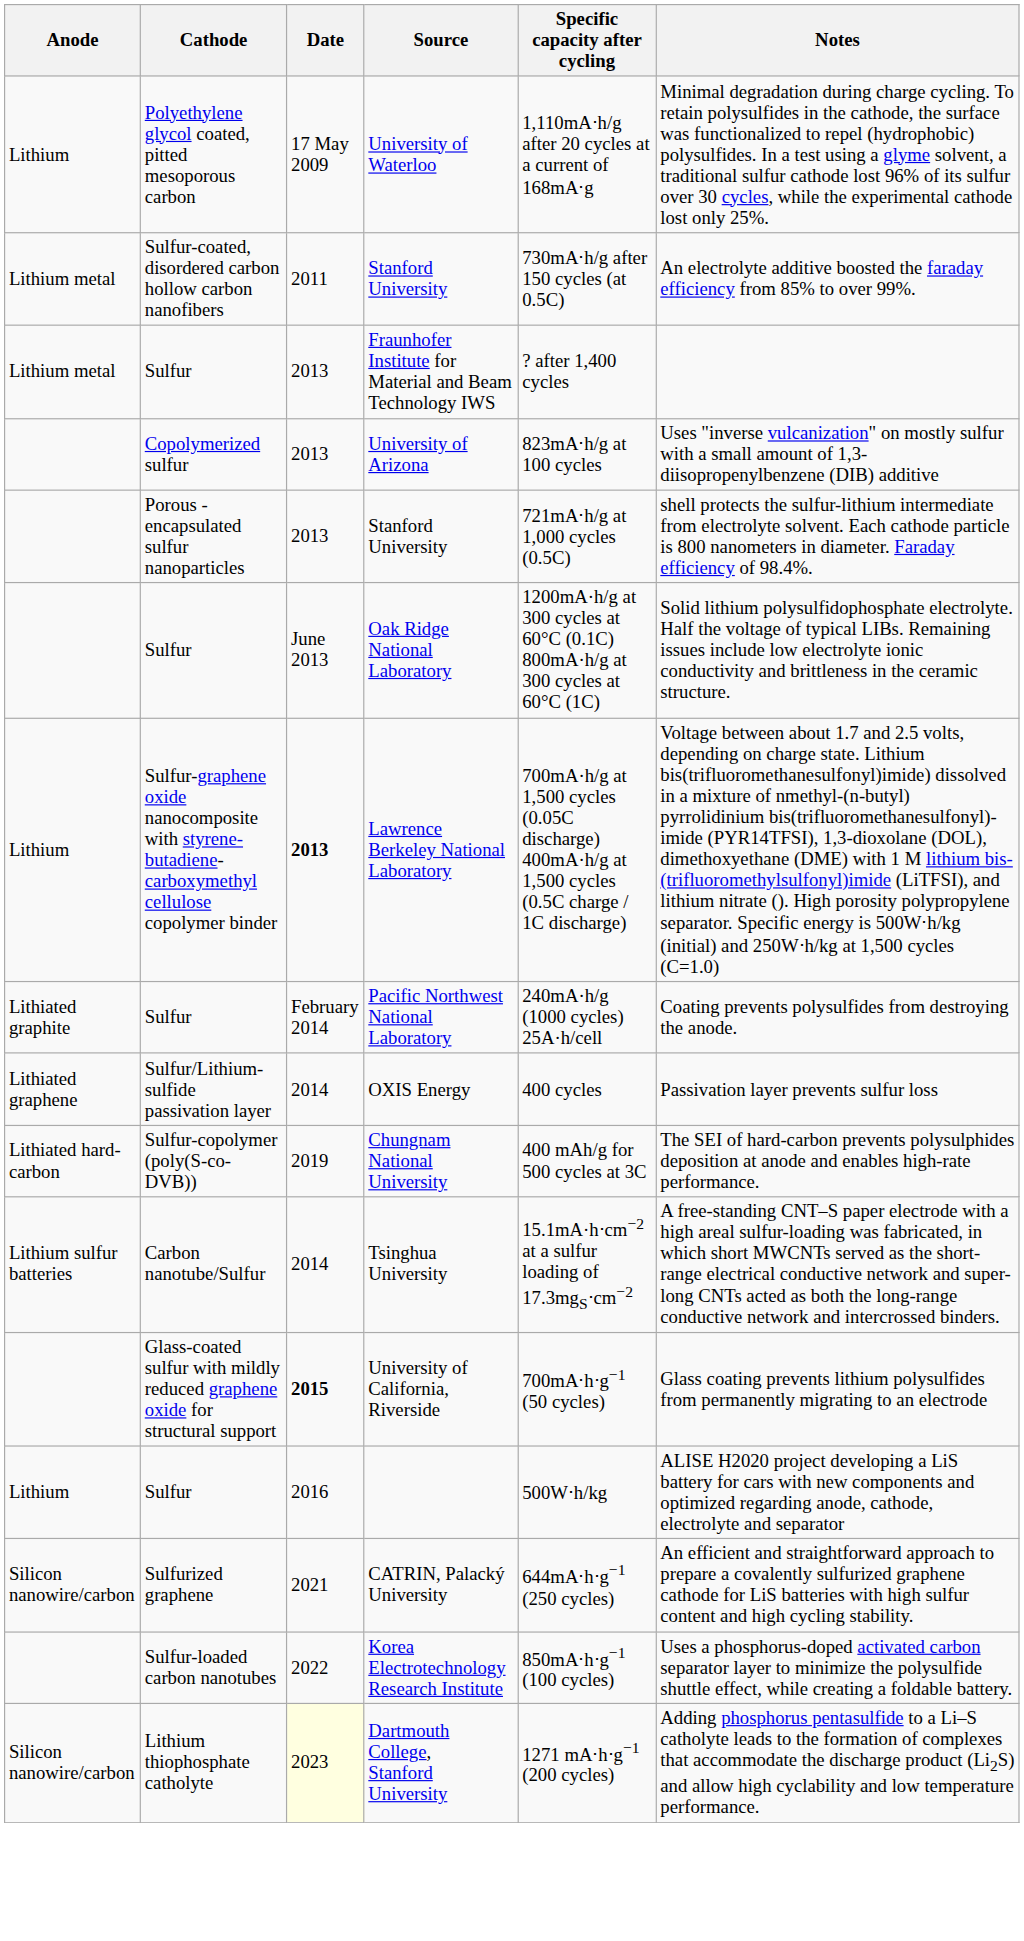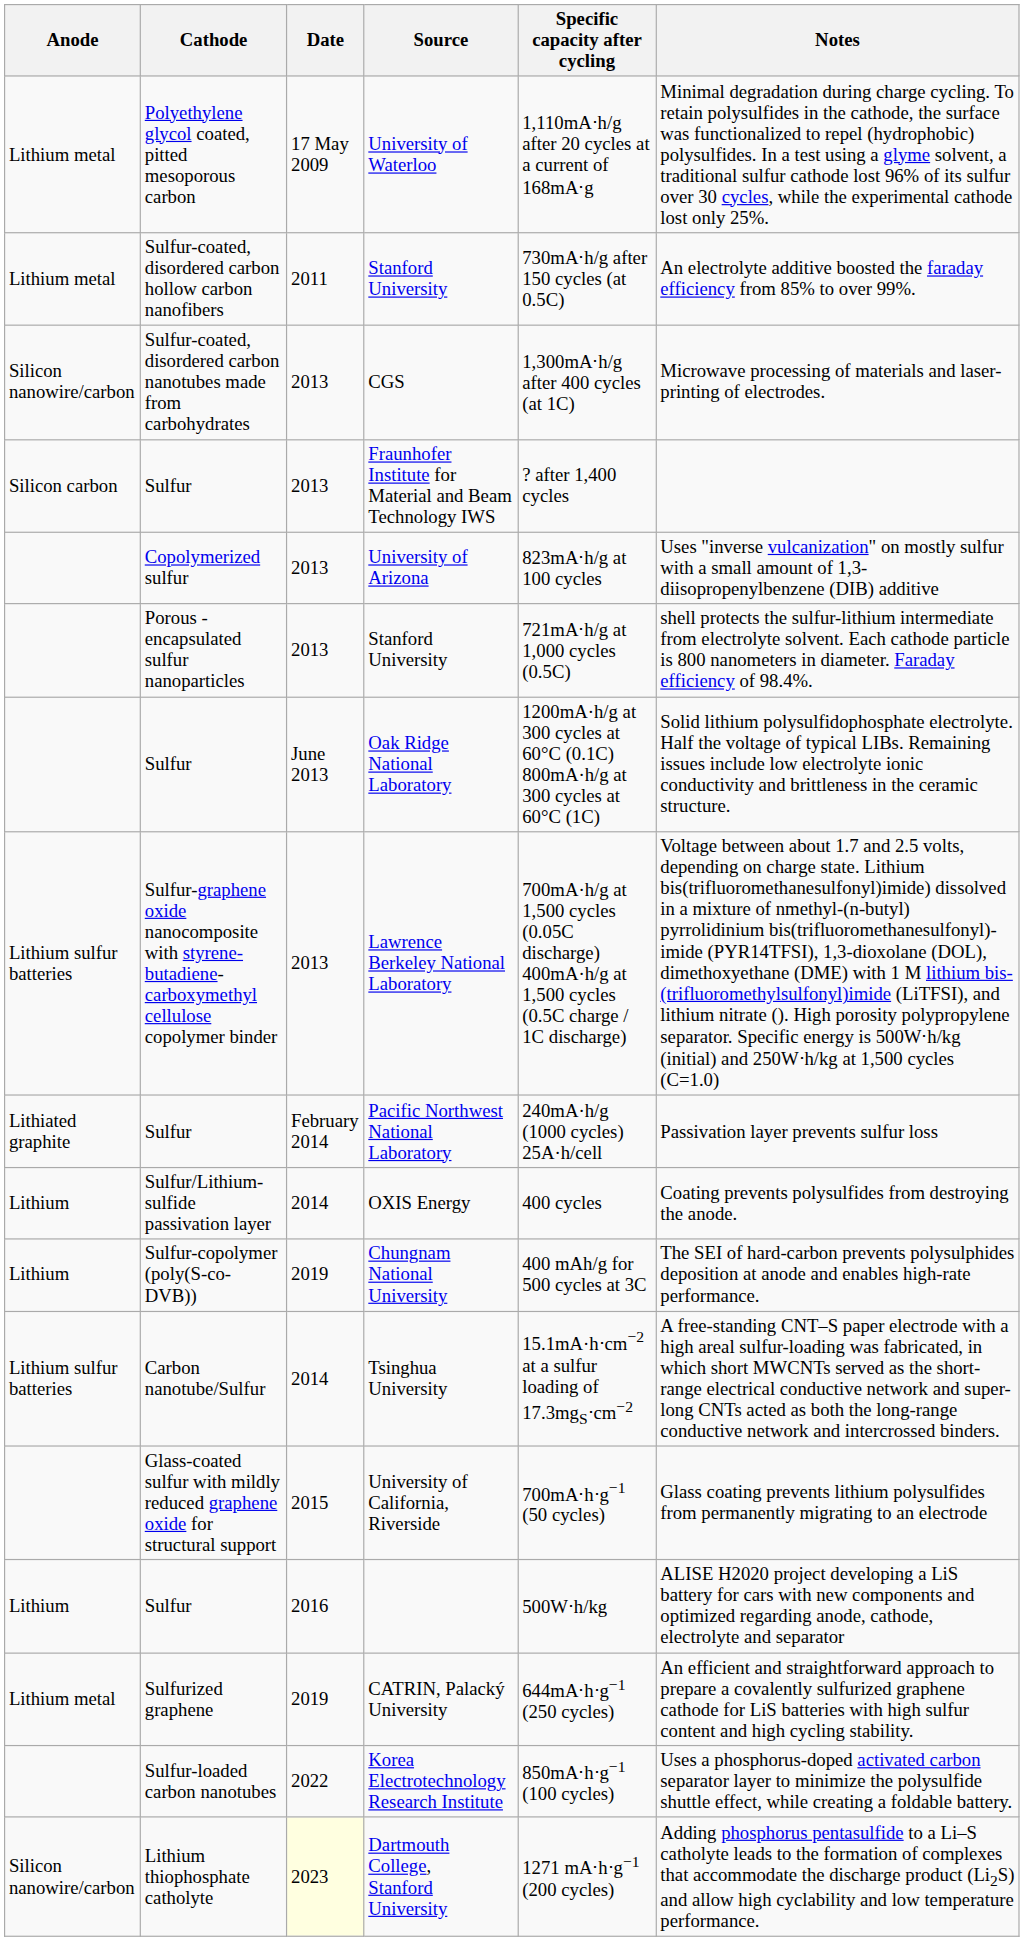(39, 154) Lithium -> (62, 154) Lithium metal
+ row: (212, 382)
(62, 371) Lithium metal -> (63, 485) Silicon carbon
(39, 849) Lithium -> (63, 963) Lithium sulfur batteries
(310, 849) bold -> (310, 963) normal
(834, 1017) Coating prevents polysulfides from destroying the anode. -> (799, 1131) Passivation layer prevents sulfur loss
(43, 1089) Lithiated graphene -> (39, 1203) Lithium
(799, 1089) Passivation layer prevents sulfur loss -> (834, 1203) Coating prevents polysulfides from destroying the anode.
(65, 1160) Lithiated hard-carbon -> (39, 1274) Lithium
(310, 1388) bold -> (310, 1502) normal
(72, 1585) Silicon nanowire/carbon -> (62, 1699) Lithium metal
(310, 1585) 2021 -> (310, 1699) 2019
